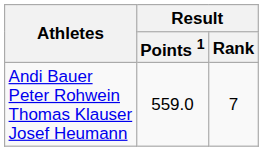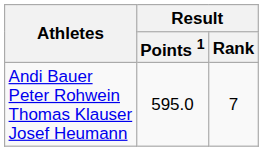(172, 105) 559.0 -> (172, 105) 595.0
